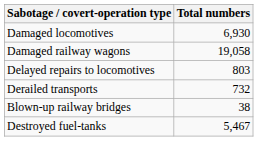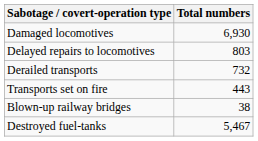- row: (69, 51)
+ row: (57, 88)
